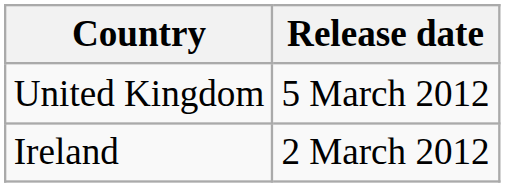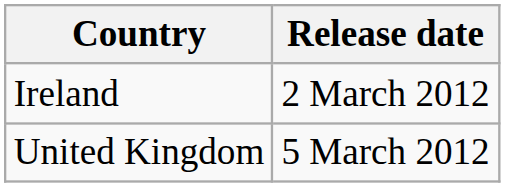rows swapped: (66, 151) <-> (139, 92)
